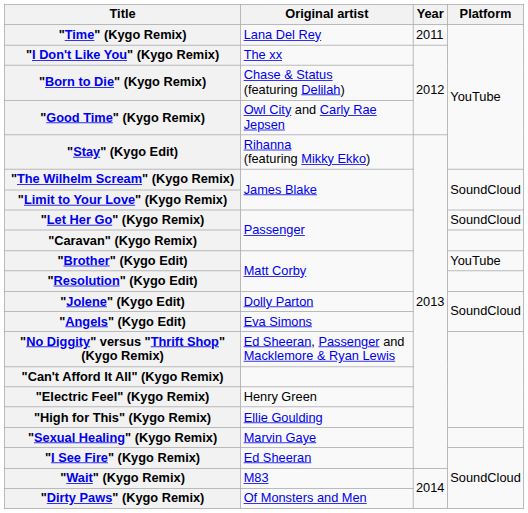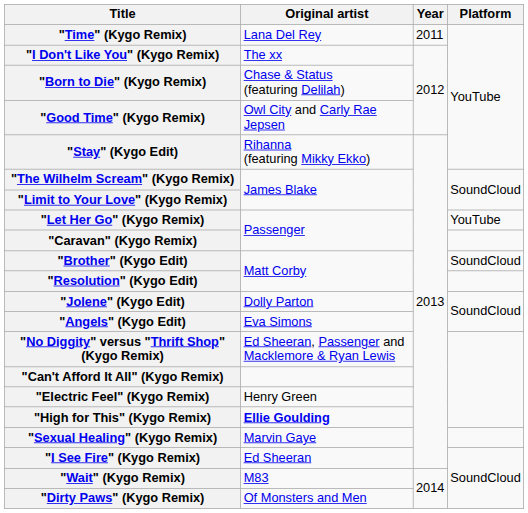(486, 220) SoundCloud -> (475, 220) YouTube
(475, 260) YouTube -> (486, 260) SoundCloud
(283, 417) normal -> (287, 417) bold
